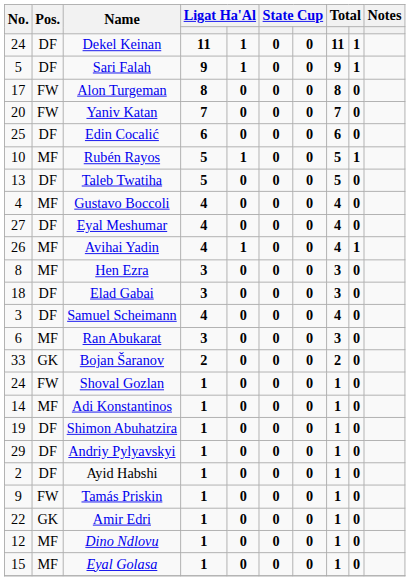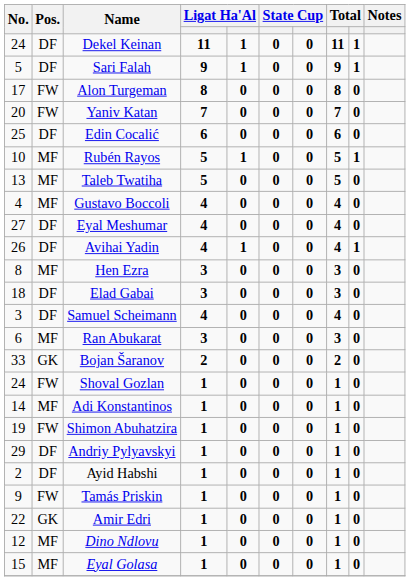(48, 180) DF -> (48, 180) MF
(48, 248) MF -> (48, 248) DF
(48, 428) DF -> (48, 428) FW
